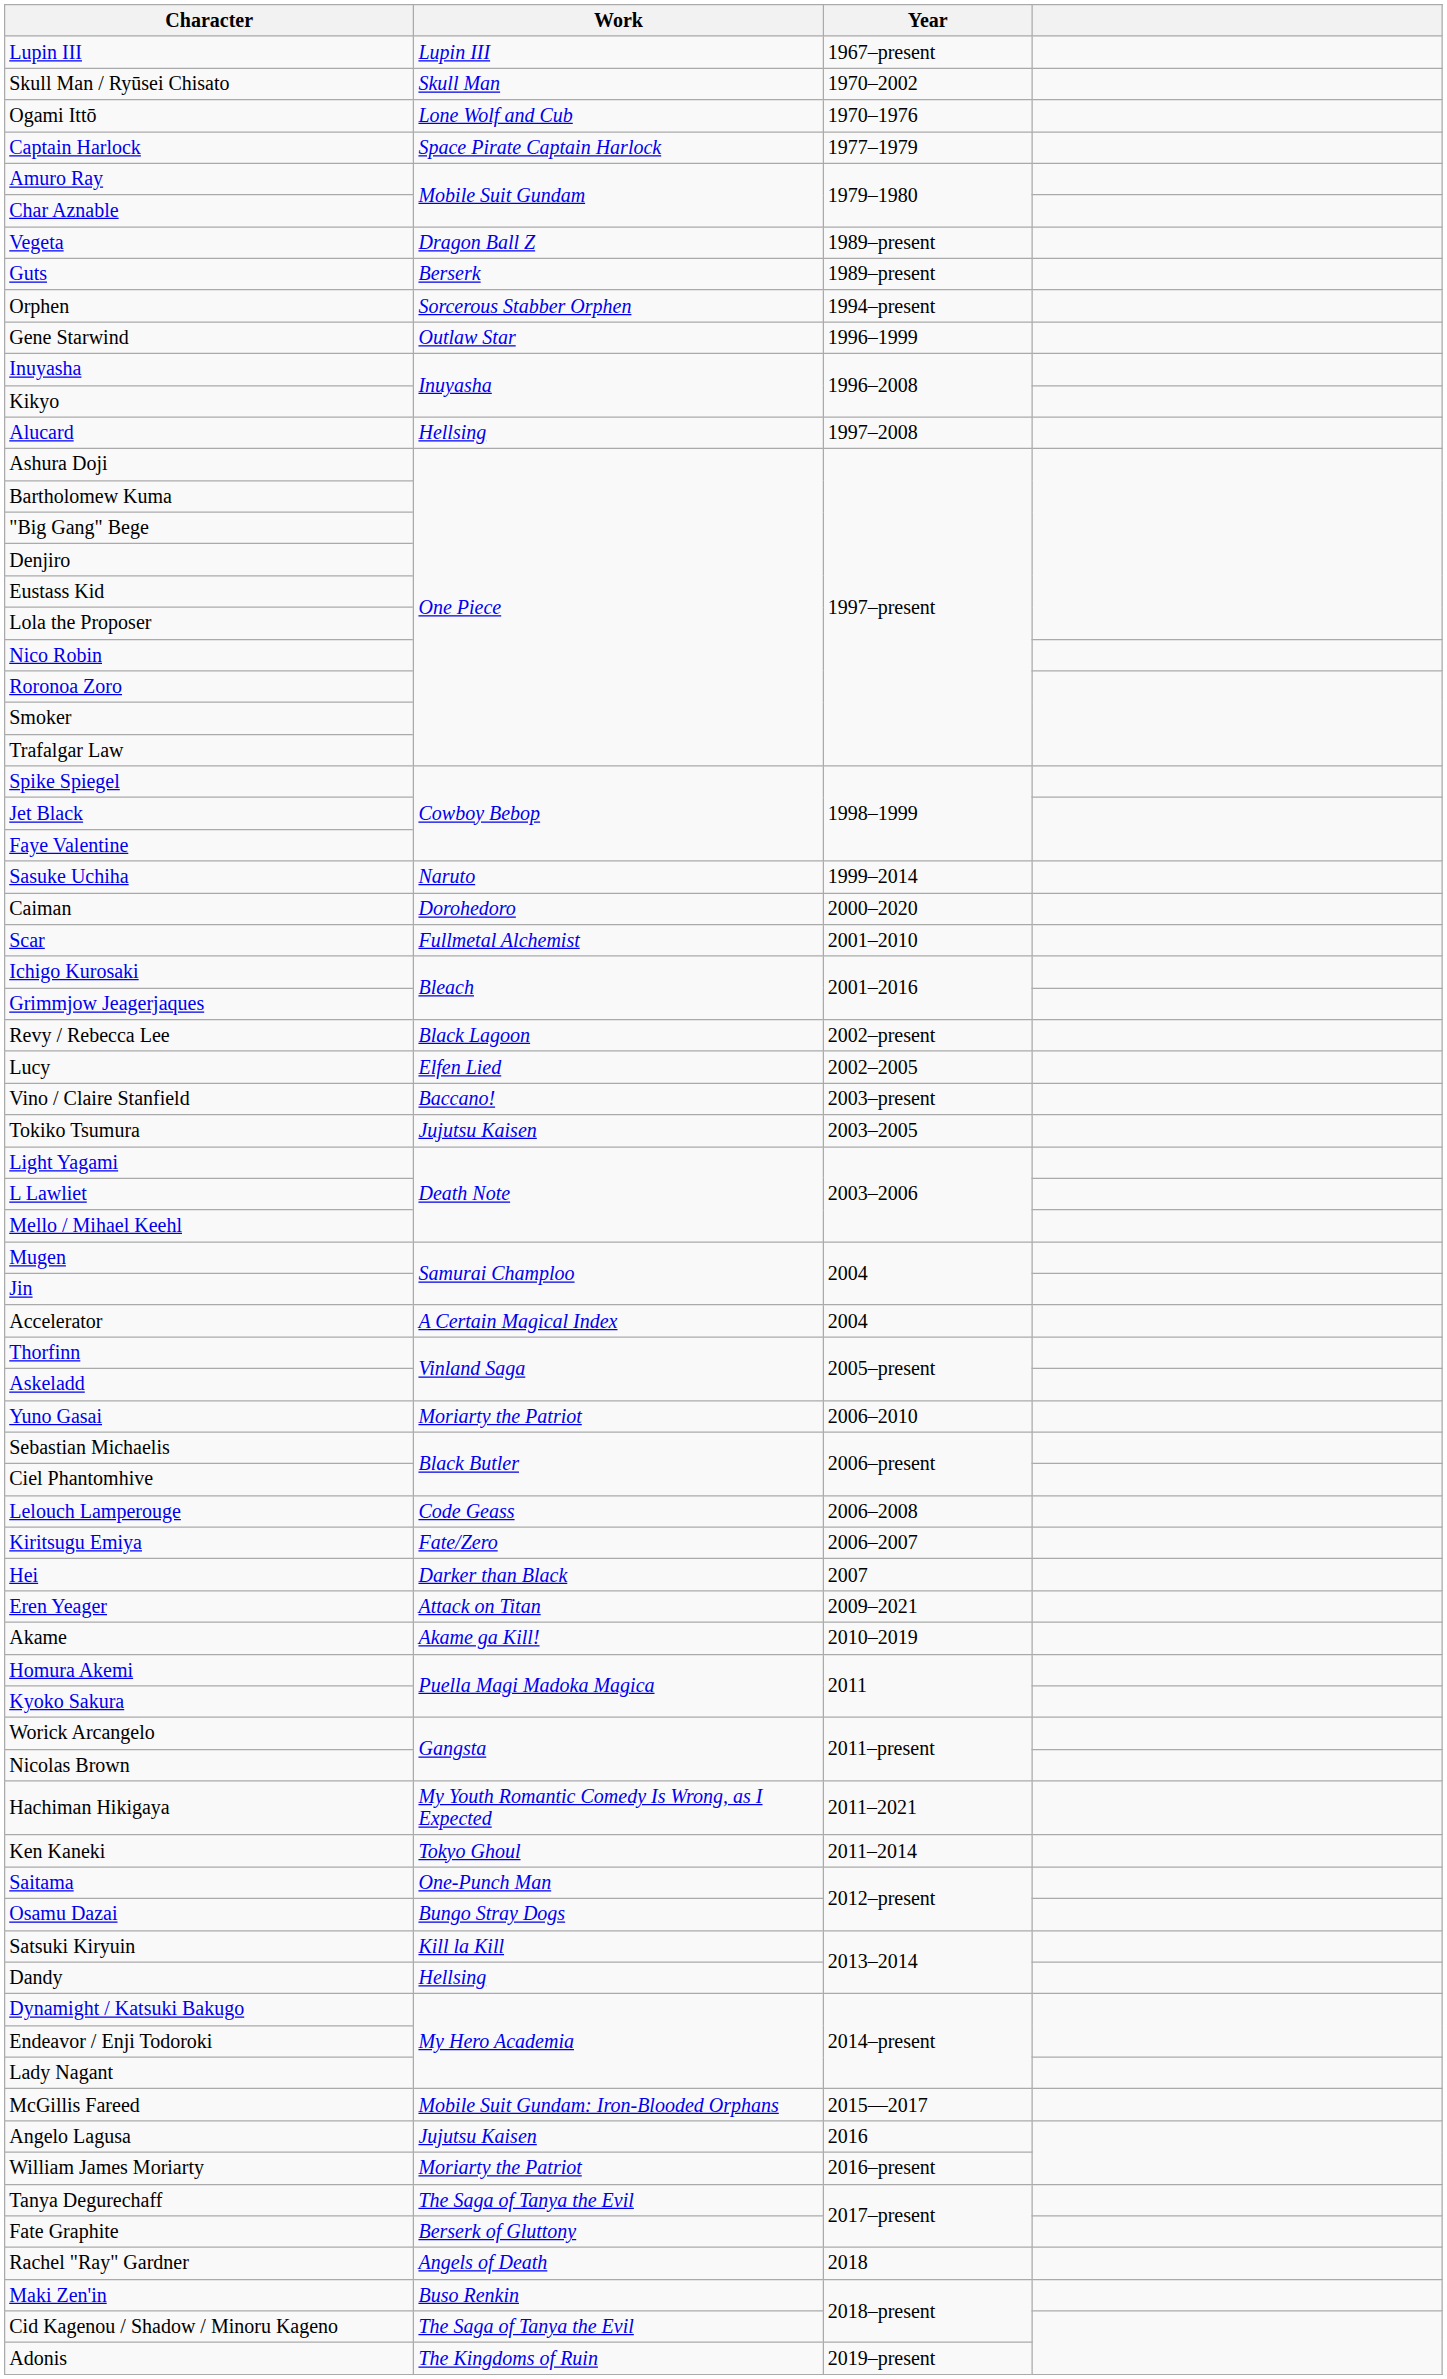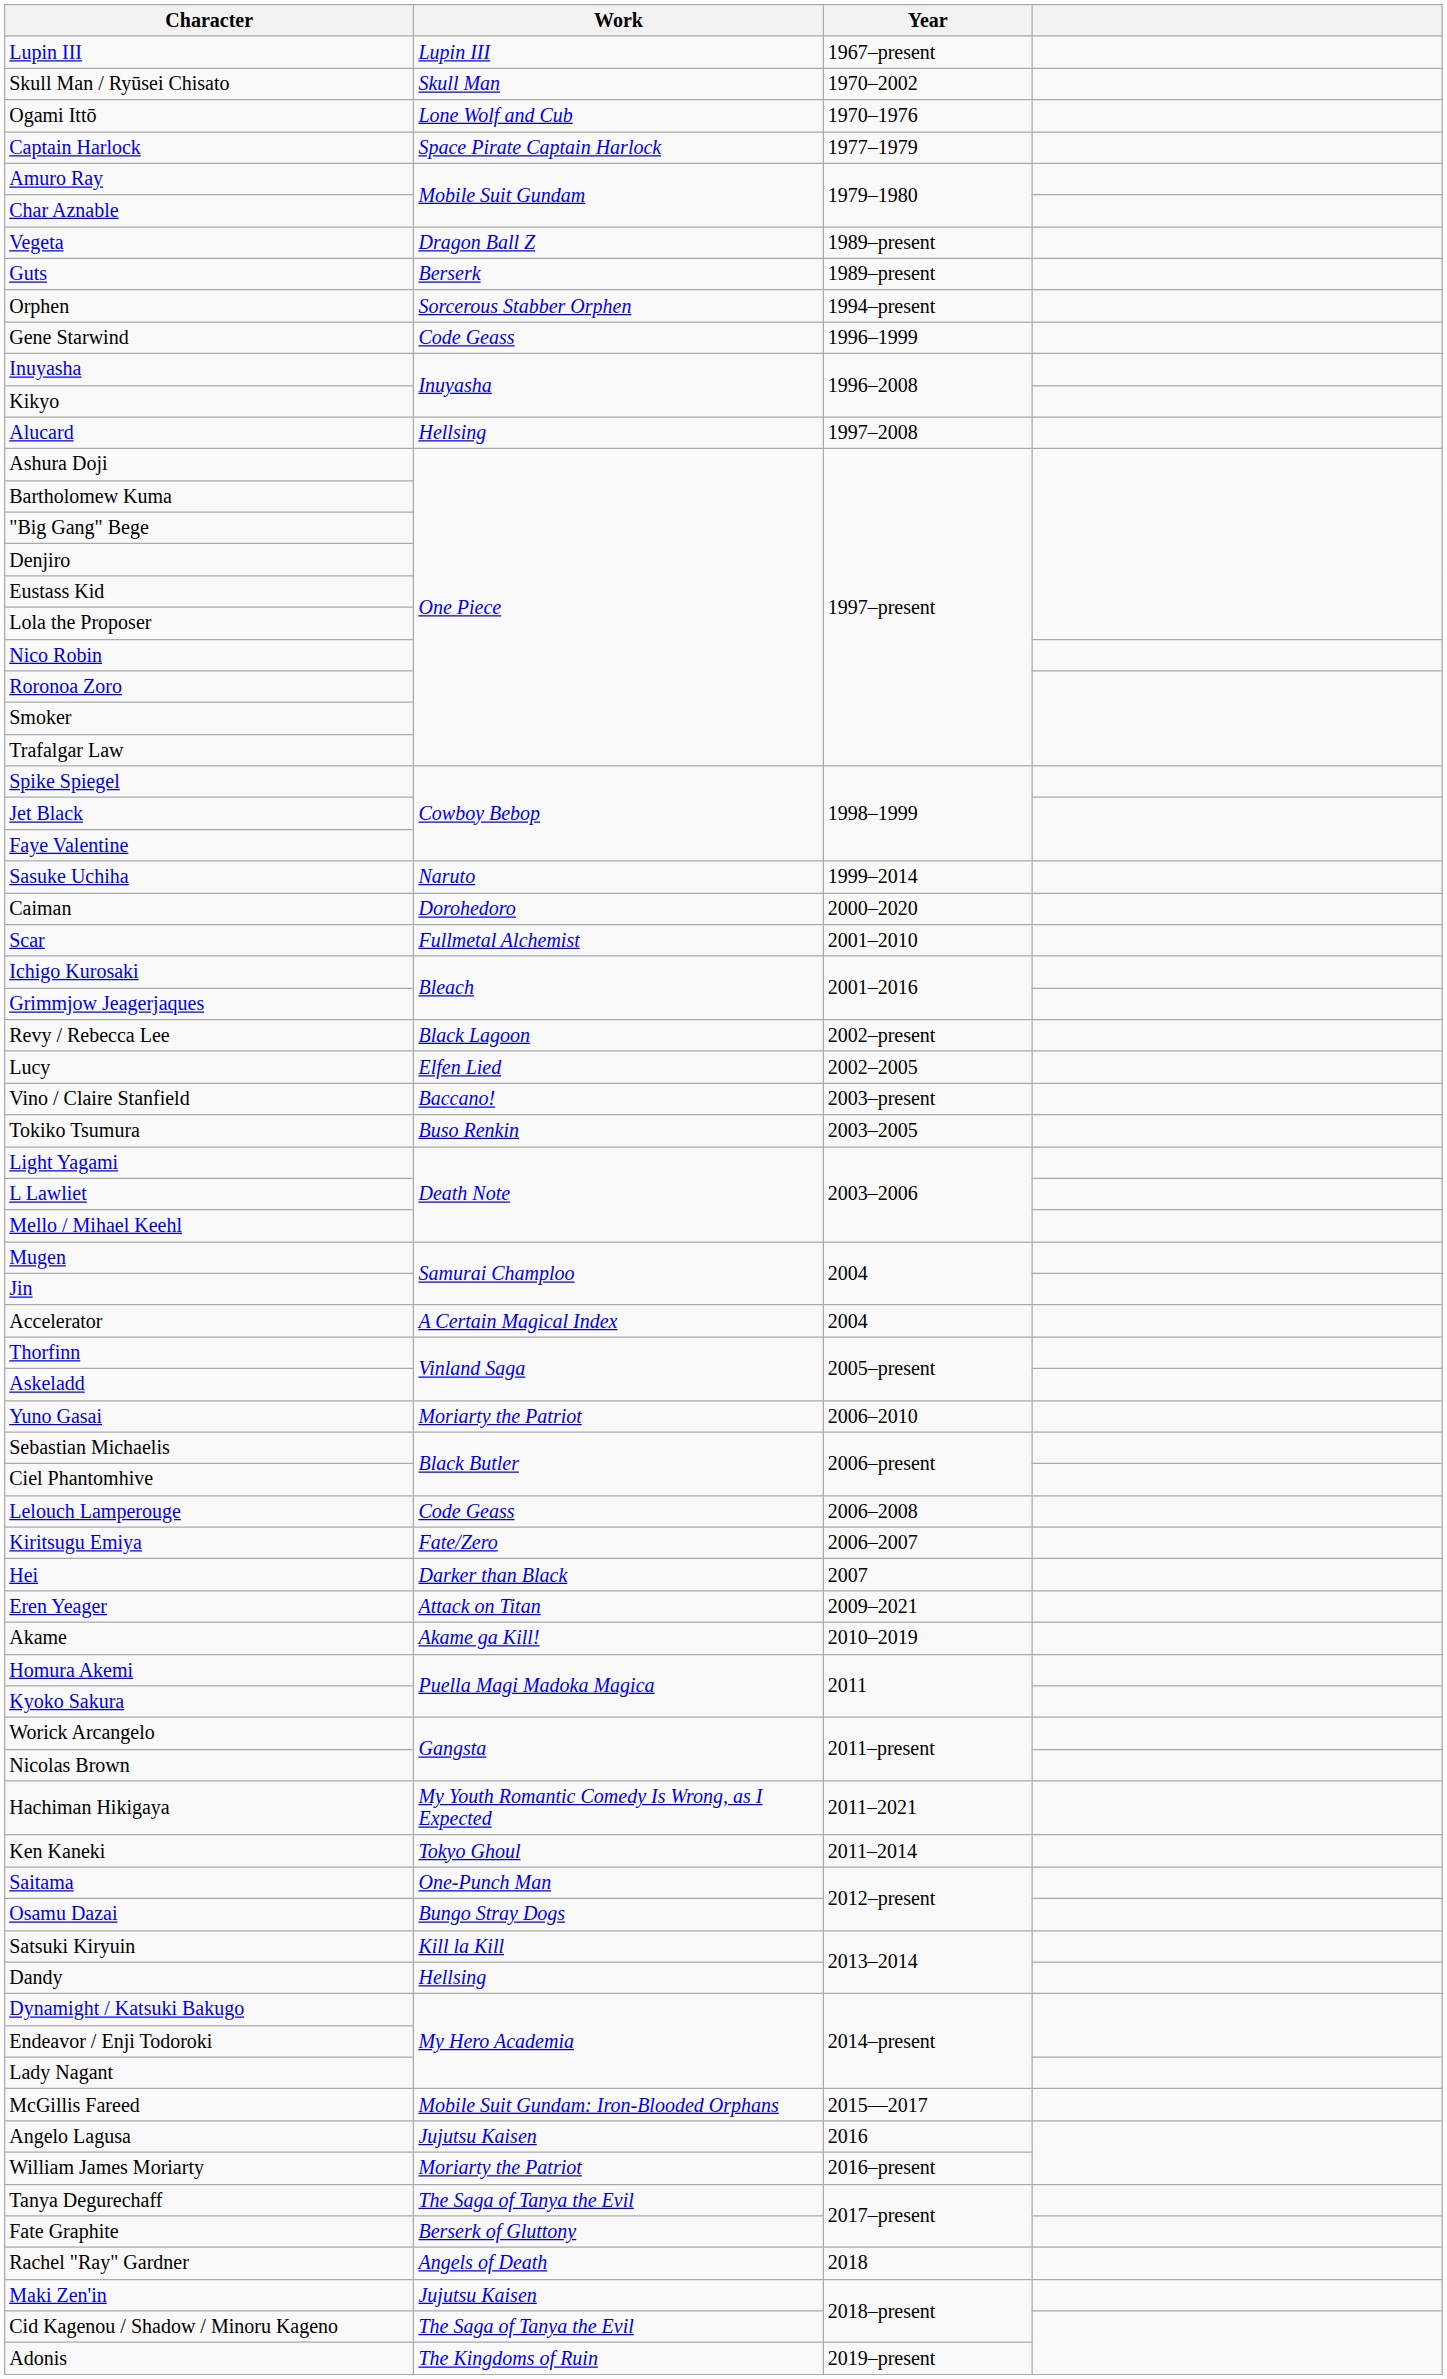(467, 337) Outlaw Star -> (467, 337) Code Geass
(478, 1130) Jujutsu Kaisen -> (469, 1130) Buso Renkin
(469, 2294) Buso Renkin -> (478, 2294) Jujutsu Kaisen
